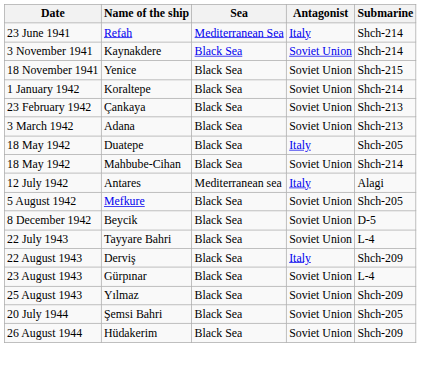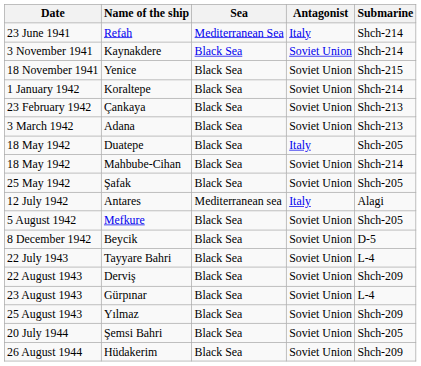+ row: (117, 182)
(300, 257) Italy -> (321, 276) Soviet Union
